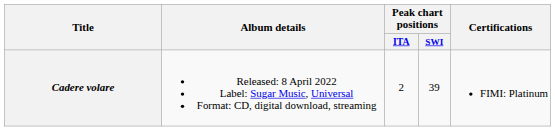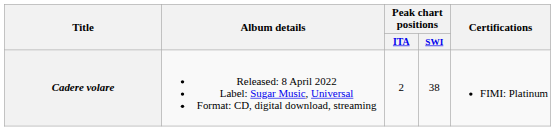(434, 88) 39 -> (434, 88) 38
